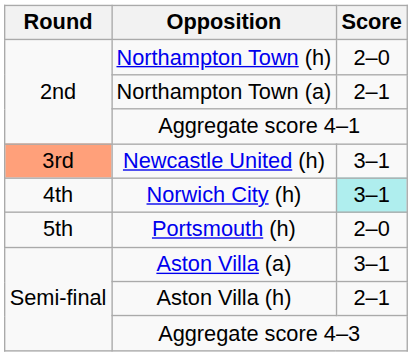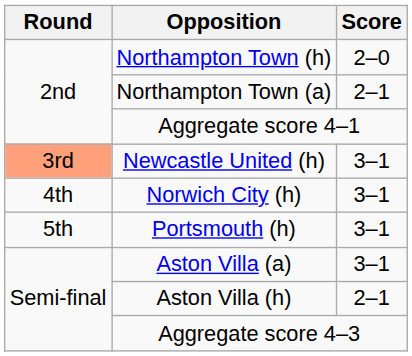(372, 195) paleturquoise background -> (372, 195) no background
(372, 229) 2–0 -> (372, 229) 3–1
